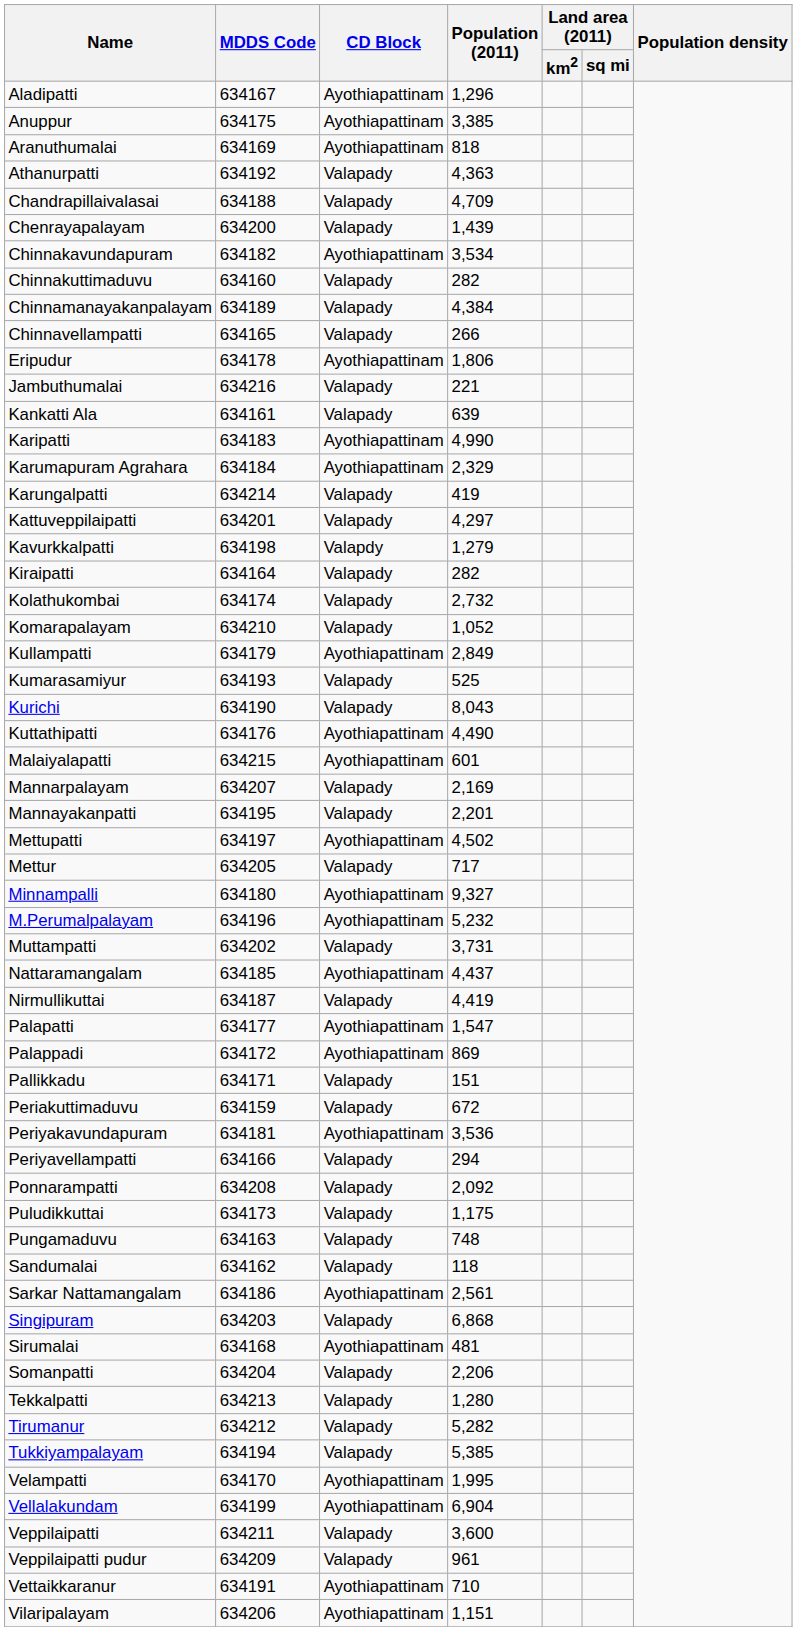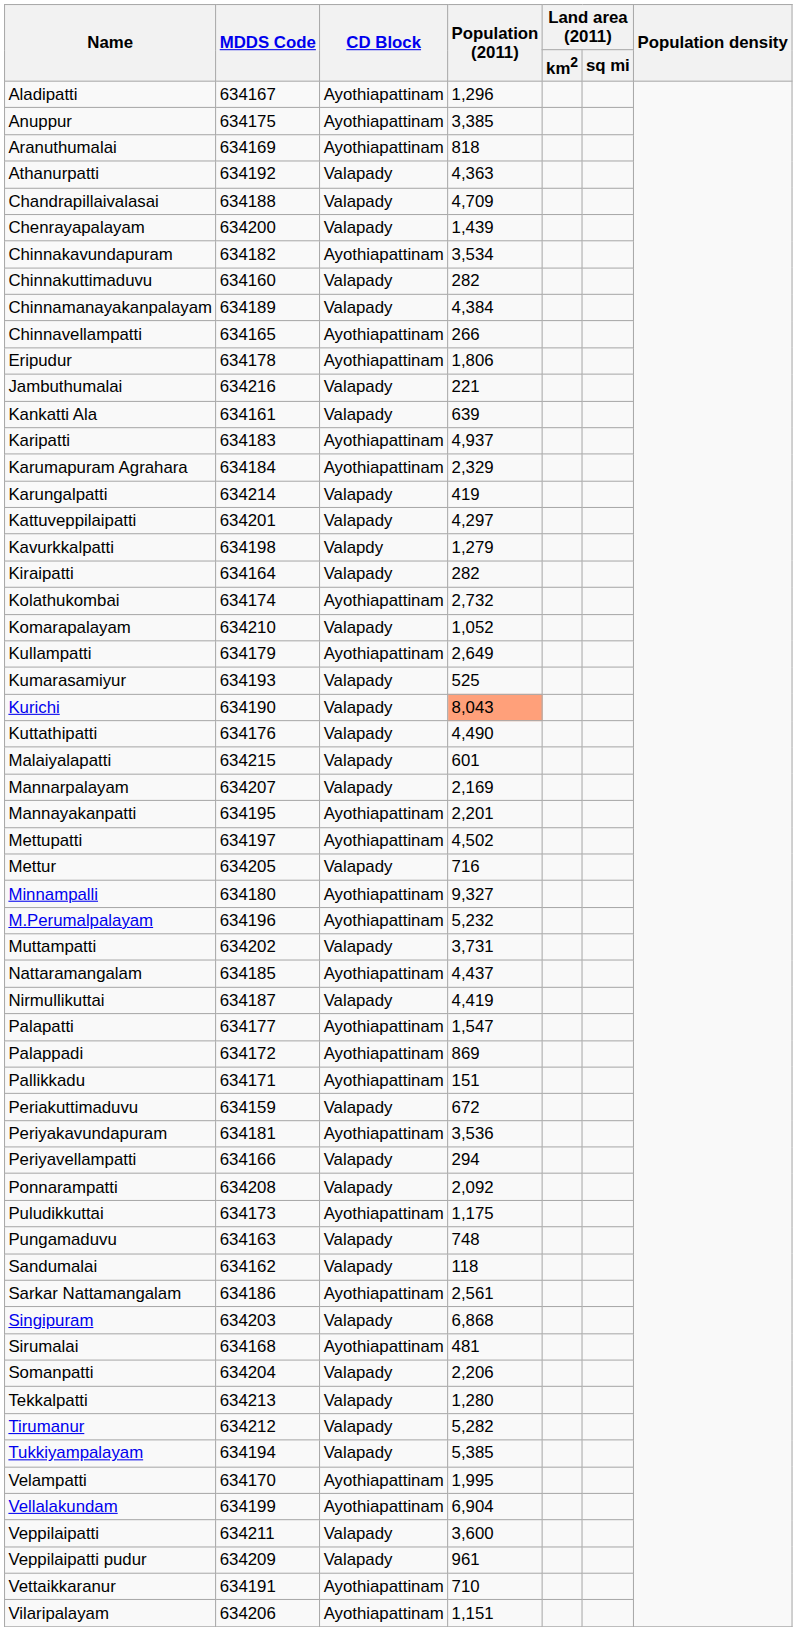(358, 334) Valapady -> (384, 334) Ayothiapattinam
(473, 440) 4,990 -> (473, 440) 4,937
(358, 600) Valapady -> (384, 600) Ayothiapattinam
(473, 654) 2,849 -> (473, 654) 2,649
(473, 707) no background -> (473, 707) lightsalmon background
(384, 734) Ayothiapattinam -> (358, 734) Valapady
(384, 760) Ayothiapattinam -> (358, 760) Valapady
(358, 813) Valapady -> (384, 813) Ayothiapattinam
(466, 867) 717 -> (466, 867) 716
(358, 1080) Valapady -> (384, 1080) Ayothiapattinam
(358, 1213) Valapady -> (384, 1213) Ayothiapattinam
